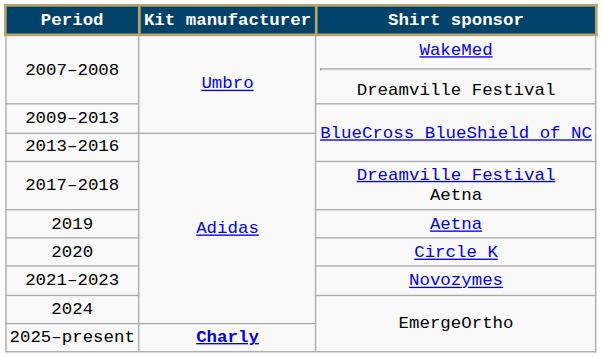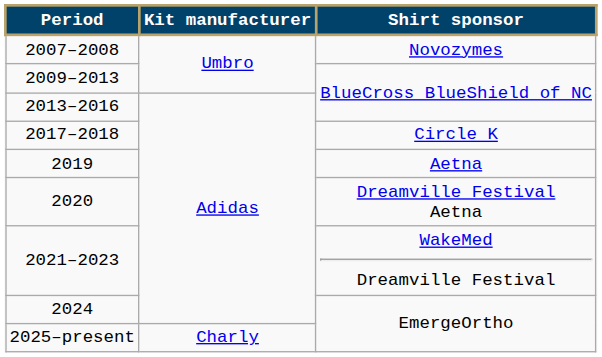(456, 70) WakeMed Dreamville Festival -> (456, 50) Novozymes
(456, 185) Dreamville Festival Aetna -> (456, 135) Circle K
(456, 252) Circle K -> (456, 202) Dreamville Festival Aetna
(456, 281) Novozymes -> (456, 260) WakeMed Dreamville Festival
(228, 337) bold -> (228, 337) normal
